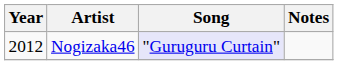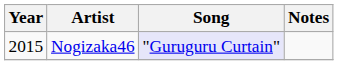(26, 45) 2012 -> (26, 45) 2015
